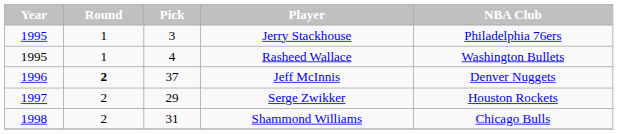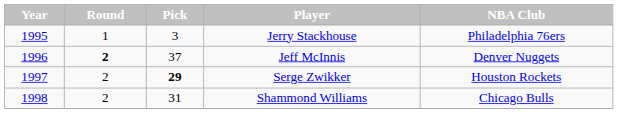- row: (307, 56)
(172, 98) normal -> (175, 77) bold
